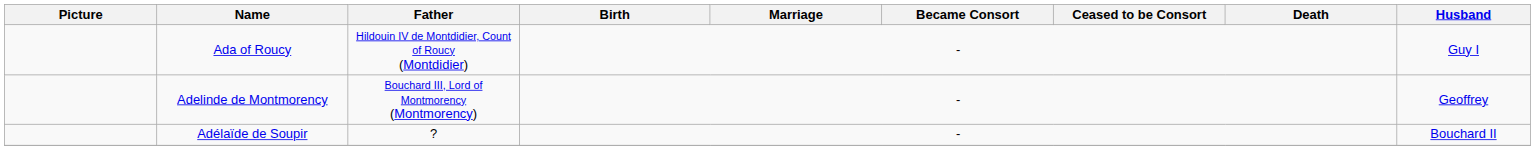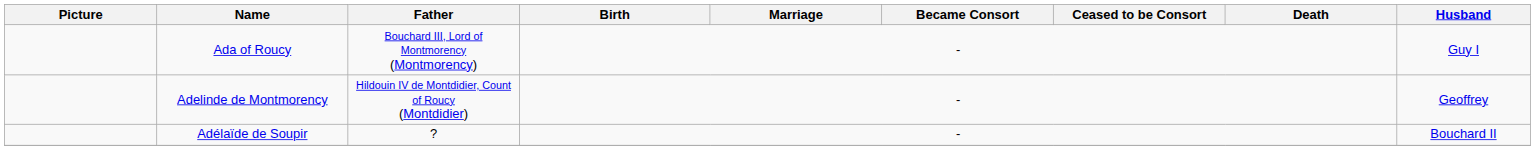(434, 50) Hildouin IV de Montdidier, Count of Roucy (Montdidier) -> (434, 50) Bouchard III, Lord of Montmorency (Montmorency)
(434, 100) Bouchard III, Lord of Montmorency (Montmorency) -> (434, 100) Hildouin IV de Montdidier, Count of Roucy (Montdidier)
